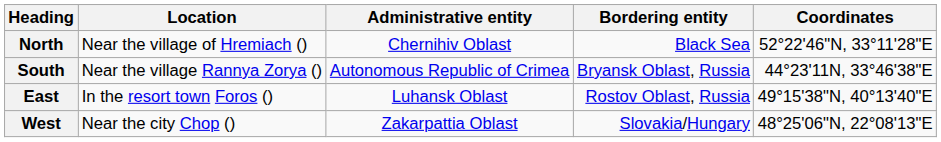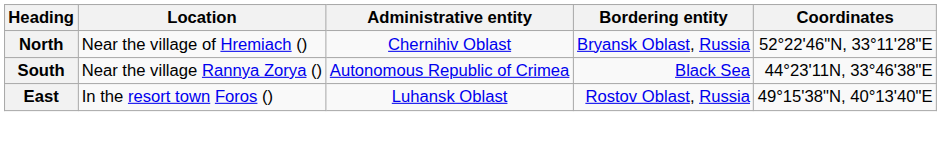(713, 44) Black Sea -> (664, 44) Bryansk Oblast, Russia
(664, 70) Bryansk Oblast, Russia -> (713, 70) Black Sea
- row: (41, 123)
